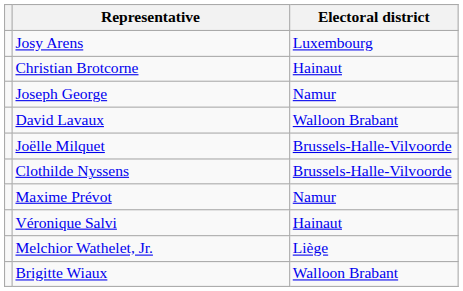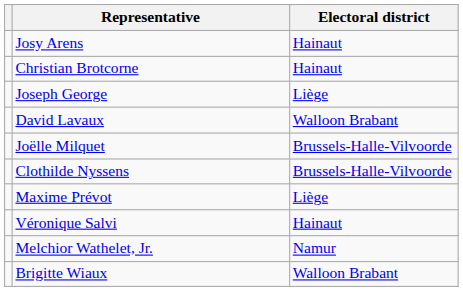(333, 43) Luxembourg -> (317, 43) Hainaut
(314, 94) Namur -> (310, 94) Liège
(314, 197) Namur -> (310, 197) Liège
(310, 248) Liège -> (314, 248) Namur
